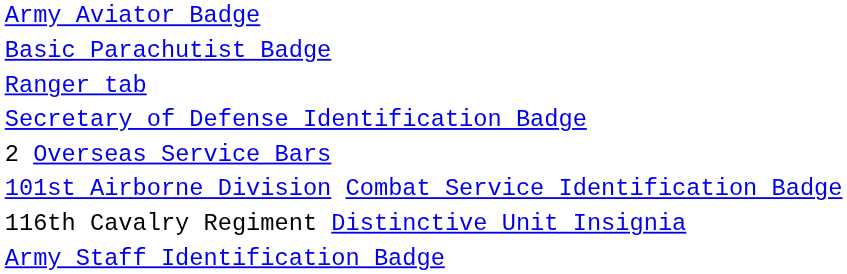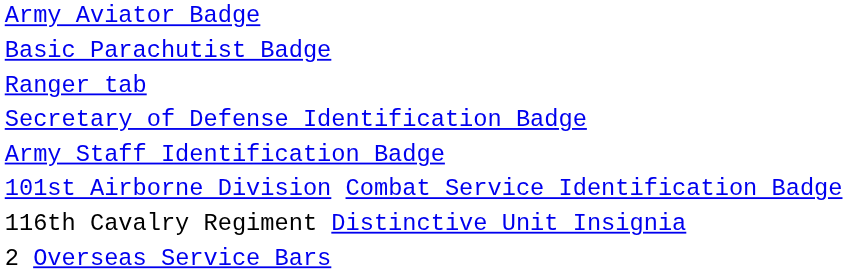rows swapped: (225, 258) <-> (168, 154)
